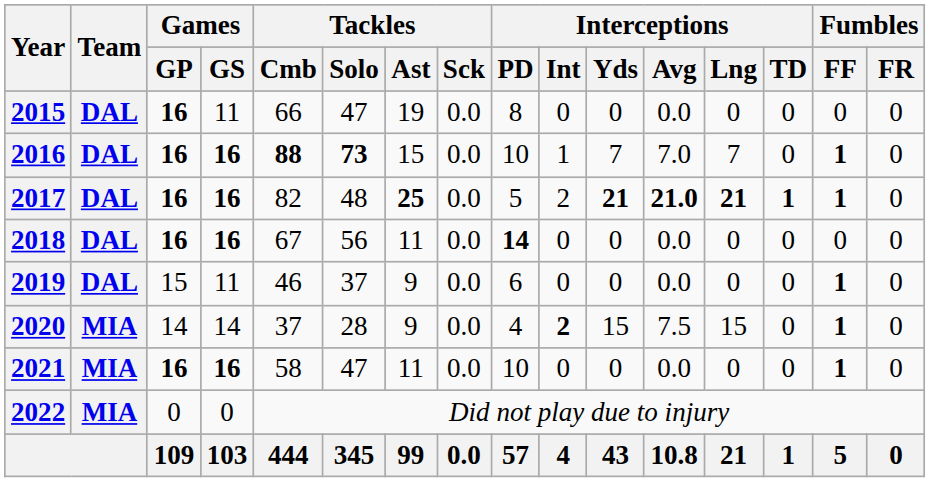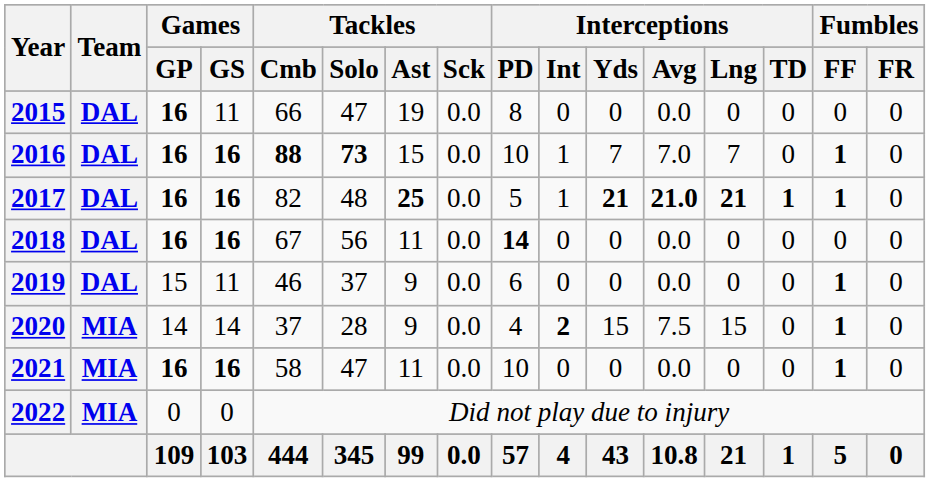(563, 197) 2 -> (563, 197) 1
